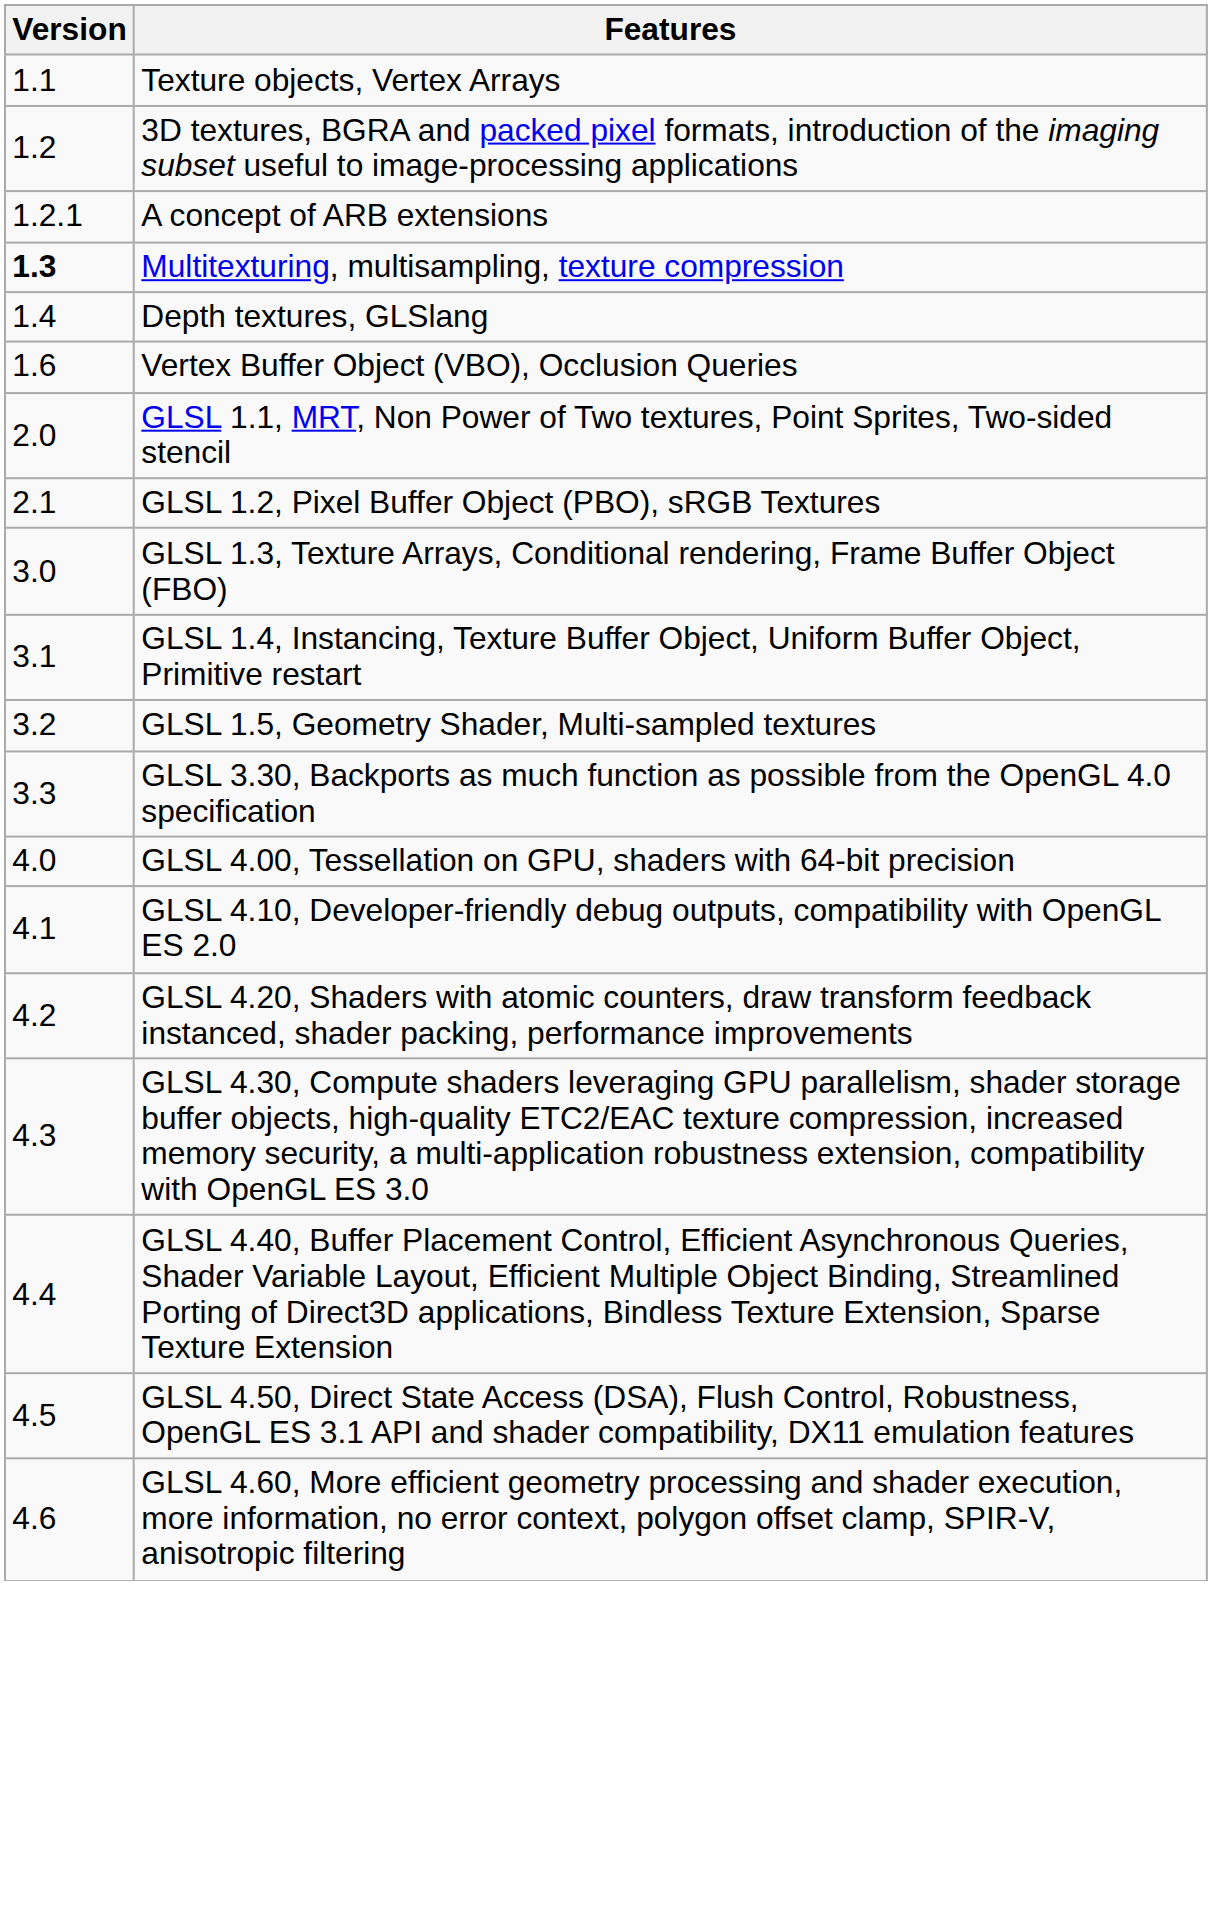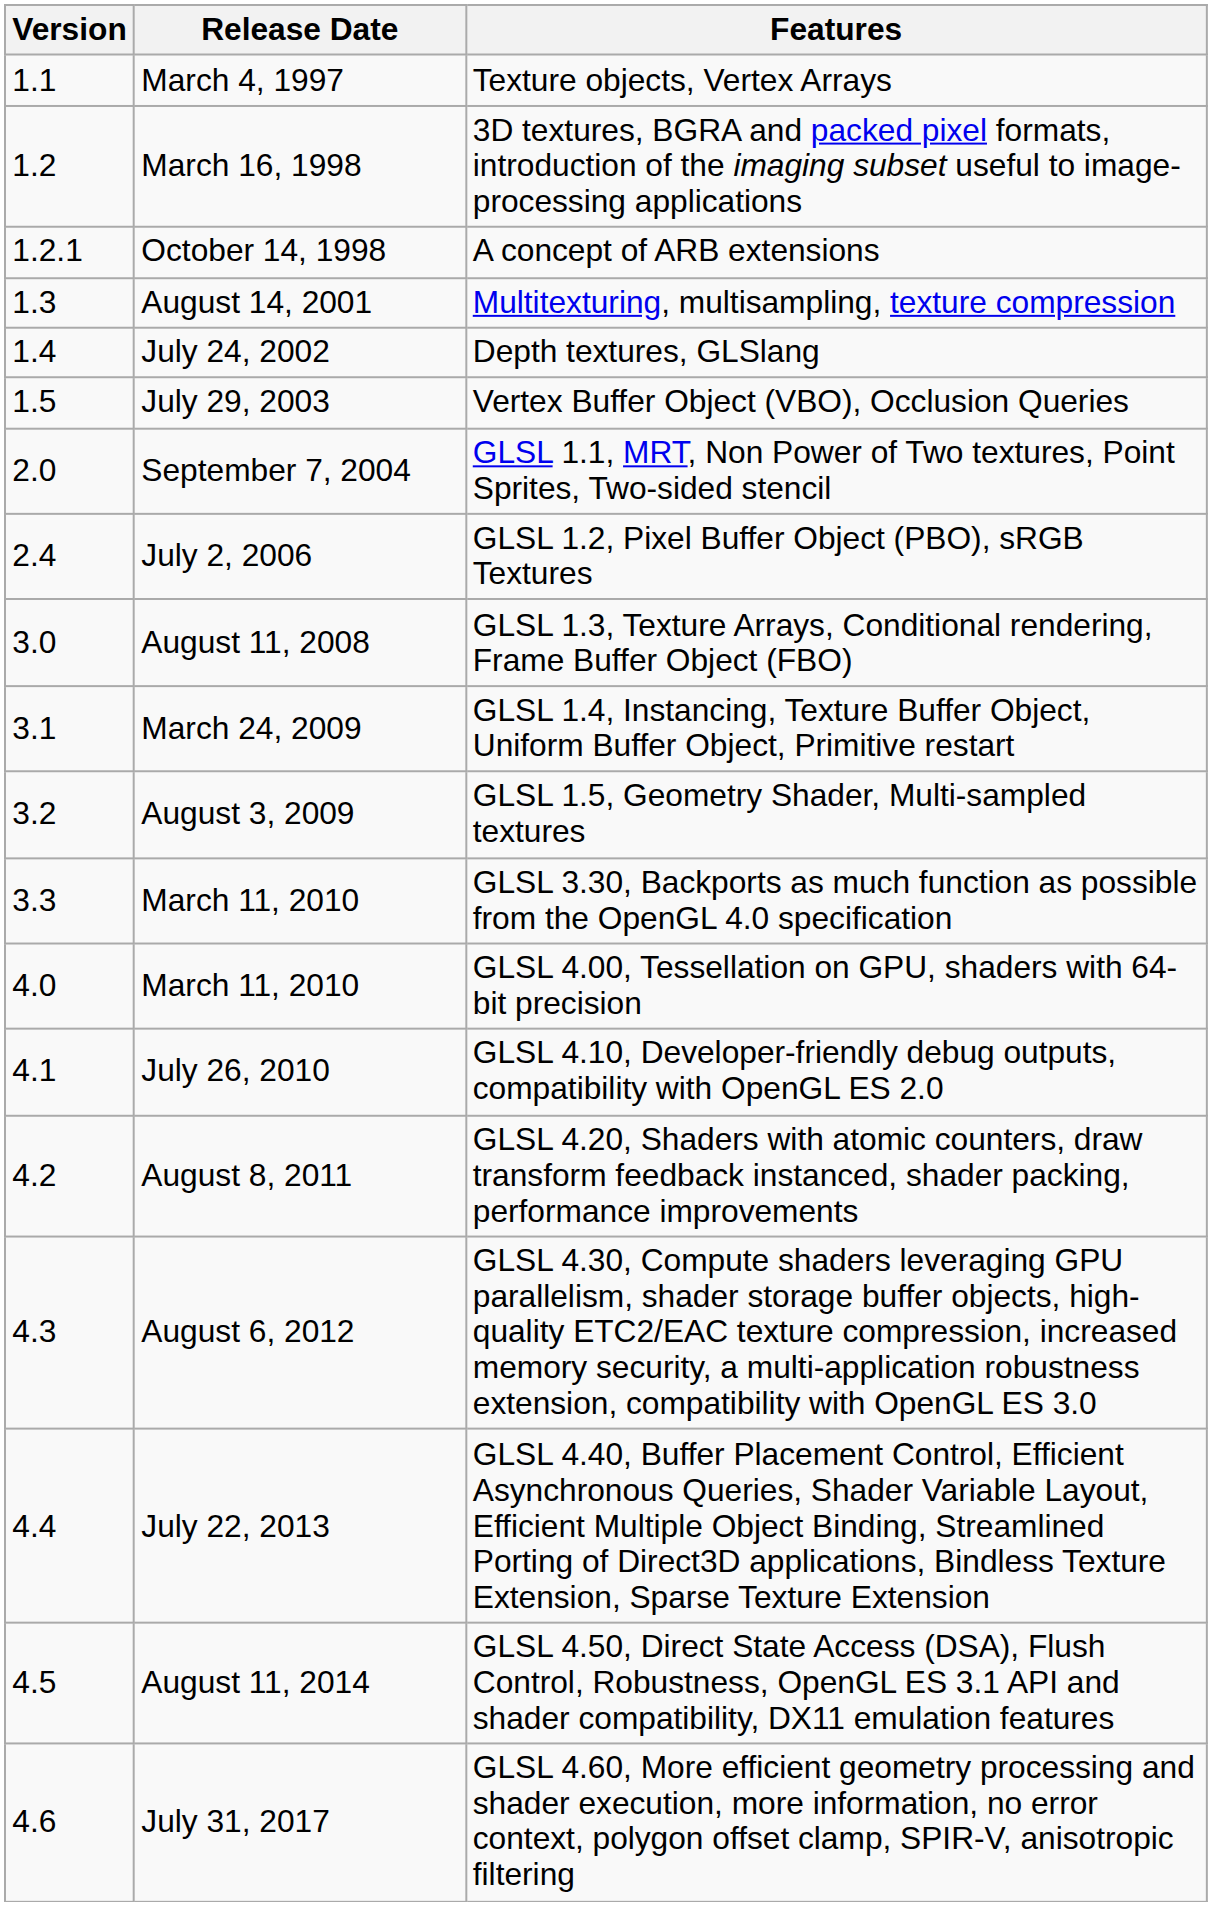+ column: (300, 29)
(34, 266) bold -> (34, 301) normal
(34, 366) 1.6 -> (34, 402) 1.5
(34, 502) 2.1 -> (34, 556) 2.4
